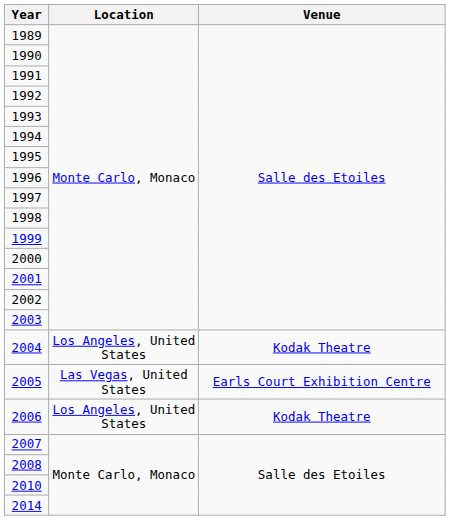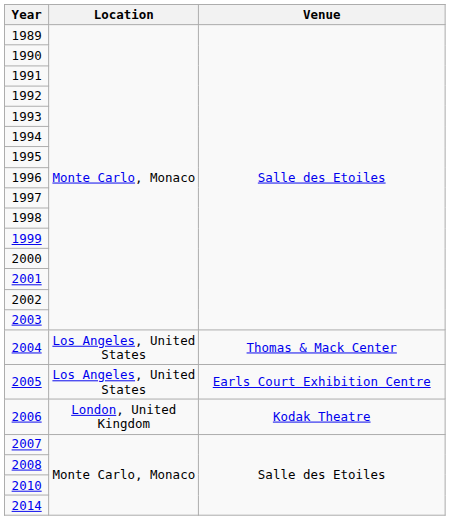(322, 347) Kodak Theatre -> (322, 347) Thomas & Mack Center
(124, 382) Las Vegas, United States -> (124, 382) Los Angeles, United States
(124, 417) Los Angeles, United States -> (124, 417) London, United Kingdom
